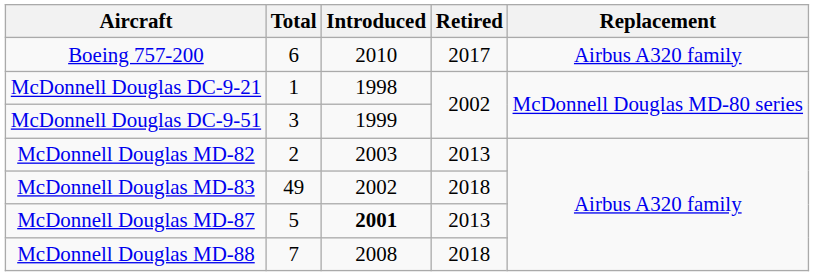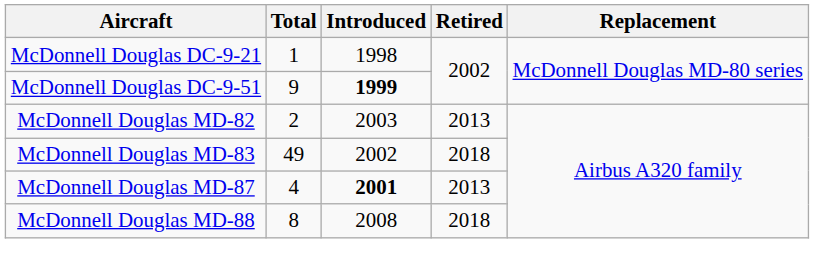- row: (136, 54)
(294, 120) 3 -> (294, 87) 9
(376, 120) normal -> (376, 87) bold
(294, 220) 5 -> (294, 187) 4
(294, 253) 7 -> (294, 220) 8
